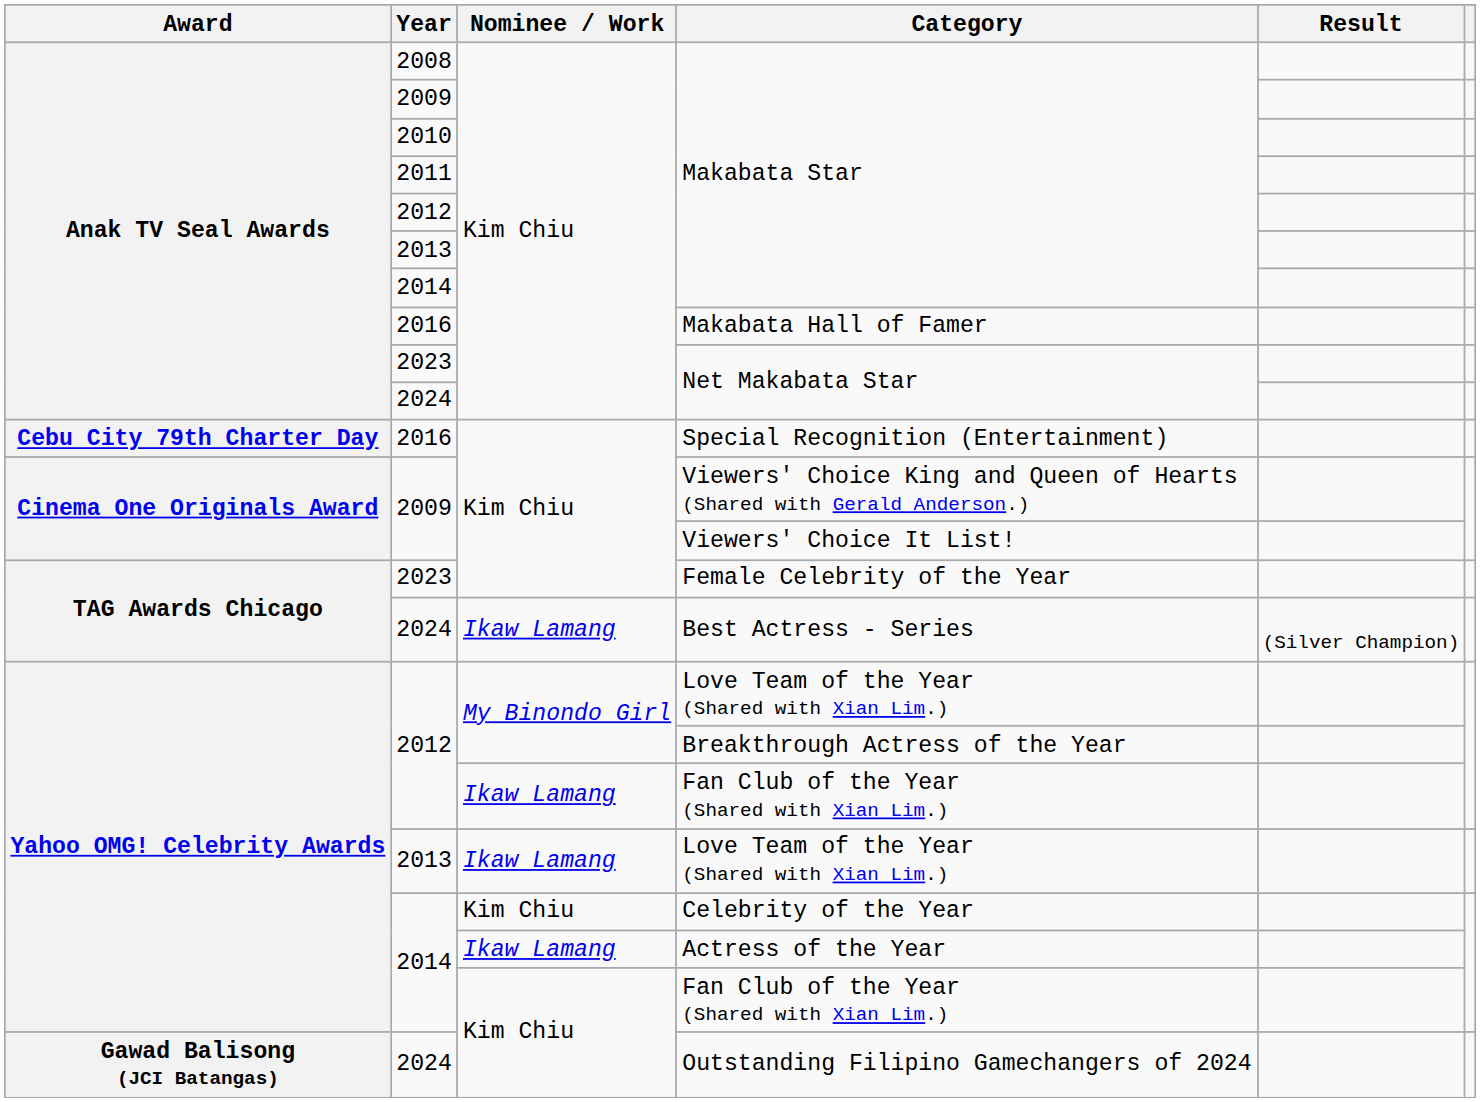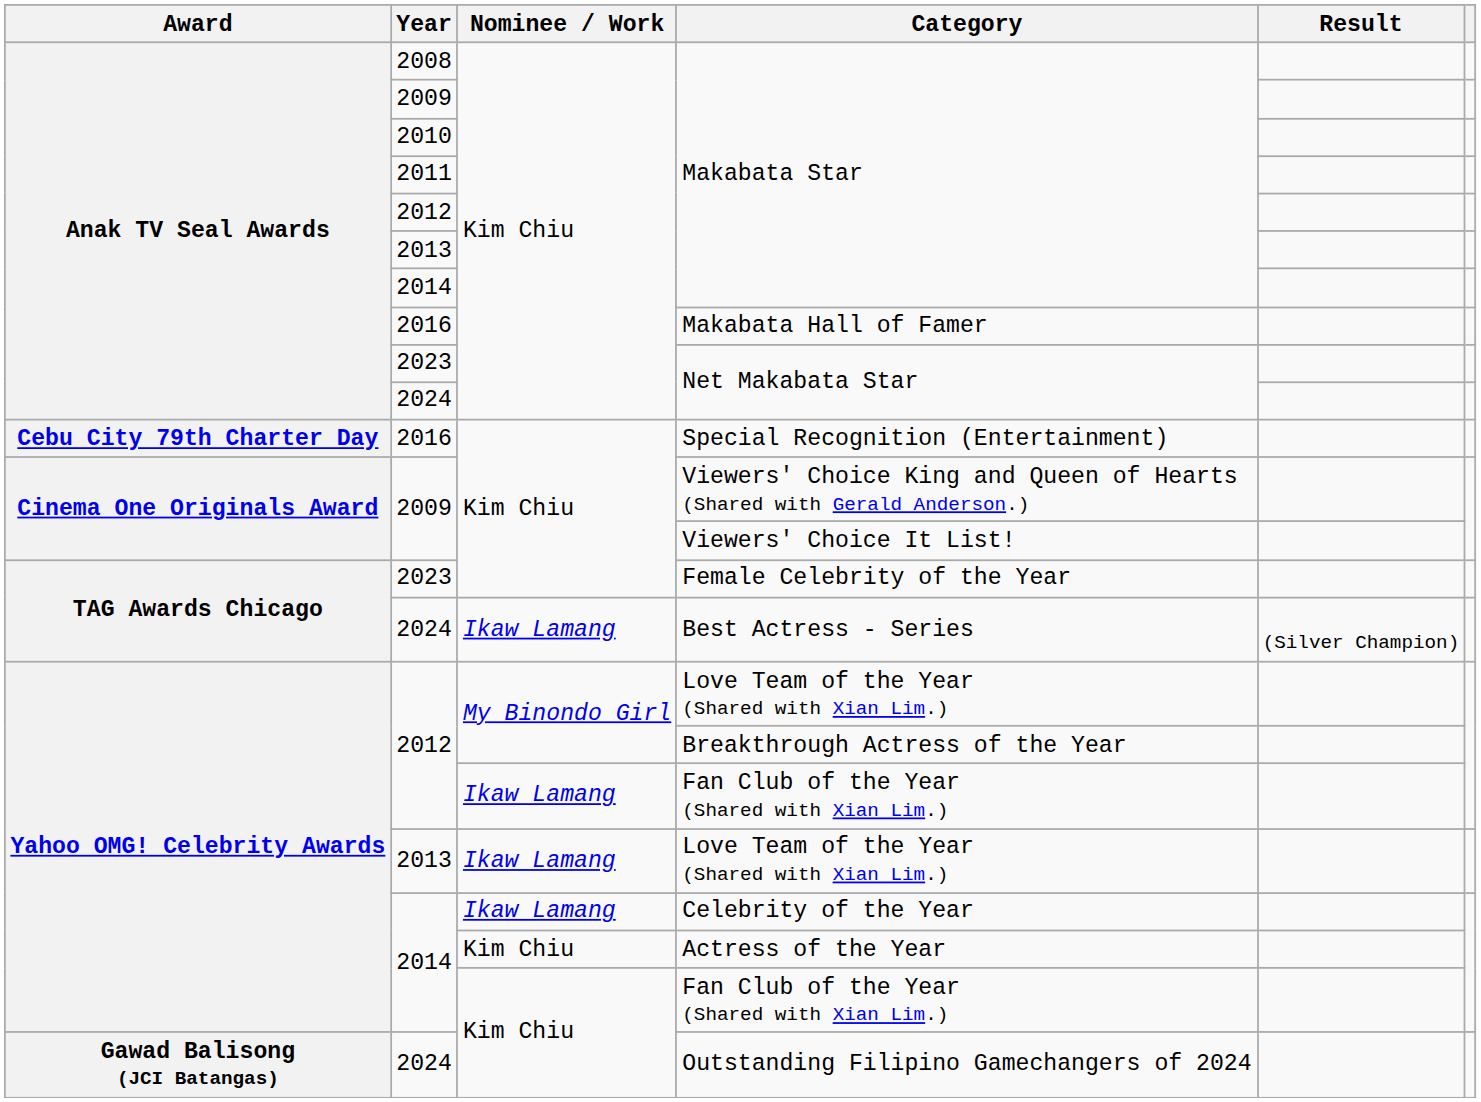(518, 912) Kim Chiu -> (539, 912) Ikaw Lamang
(539, 949) Ikaw Lamang -> (518, 949) Kim Chiu
